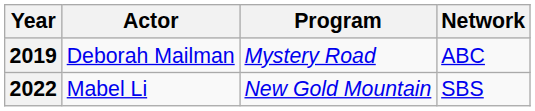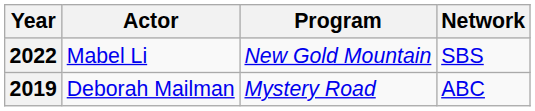rows swapped: (33, 55) <-> (33, 88)
